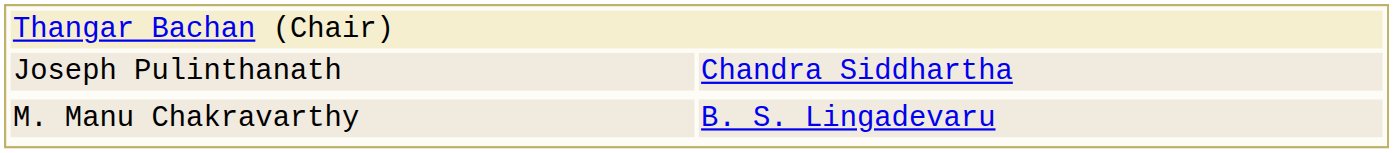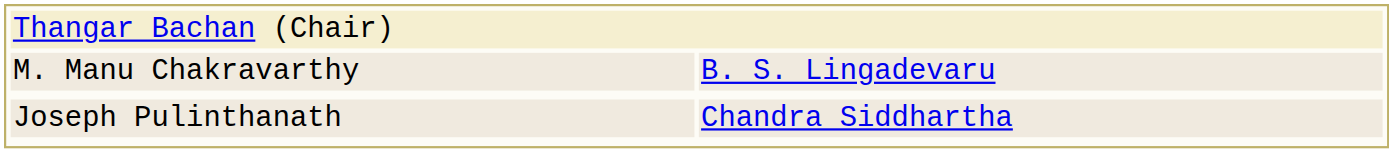rows swapped: (186, 118) <-> (177, 72)
